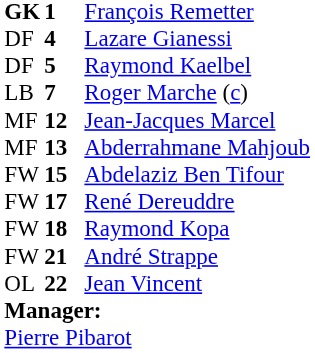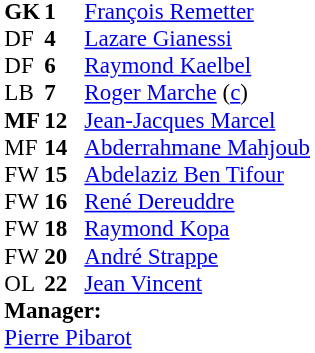(50, 65) 5 -> (50, 65) 6
(21, 120) normal -> (22, 120) bold
(56, 147) 13 -> (56, 147) 14
(56, 201) 17 -> (56, 201) 16
(56, 256) 21 -> (56, 256) 20
